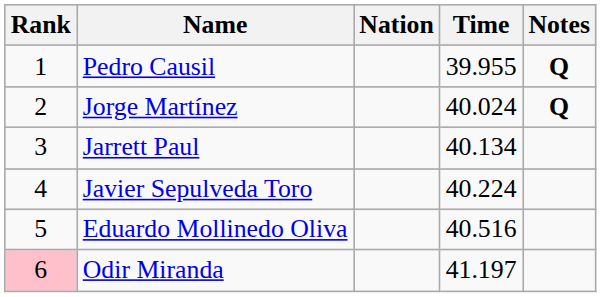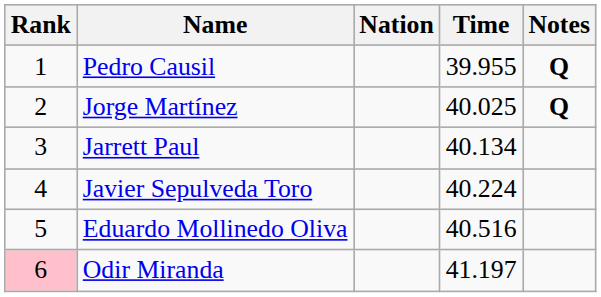(481, 106) 40.024 -> (481, 106) 40.025
